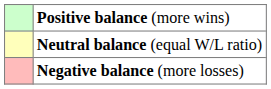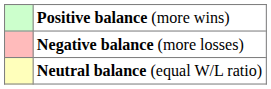rows swapped: (150, 44) <-> (140, 70)
